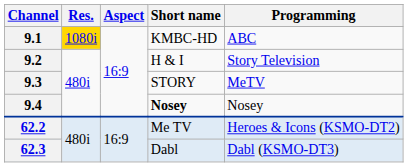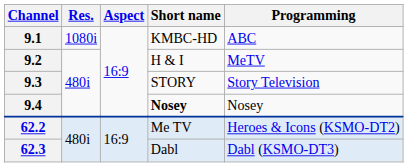(81, 37) gold background -> (81, 37) no background
(273, 60) Story Television -> (246, 60) MeTV
(246, 82) MeTV -> (273, 82) Story Television
